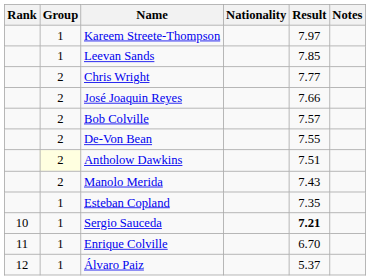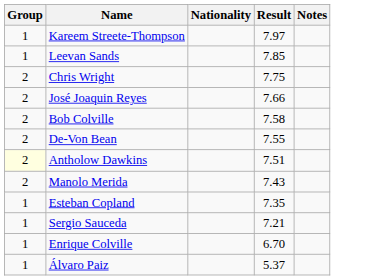- column: (22, 15)
(309, 77) 7.77 -> (274, 77) 7.75
(309, 119) 7.57 -> (274, 119) 7.58
(309, 223) bold -> (274, 223) normal
